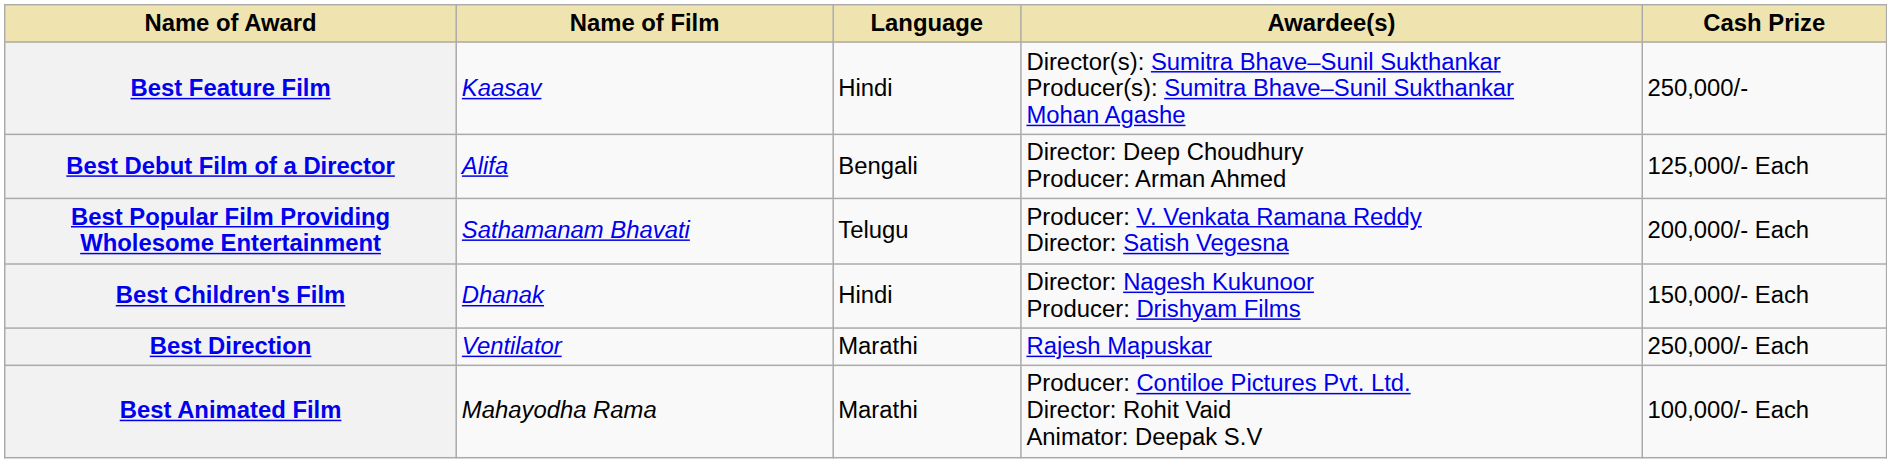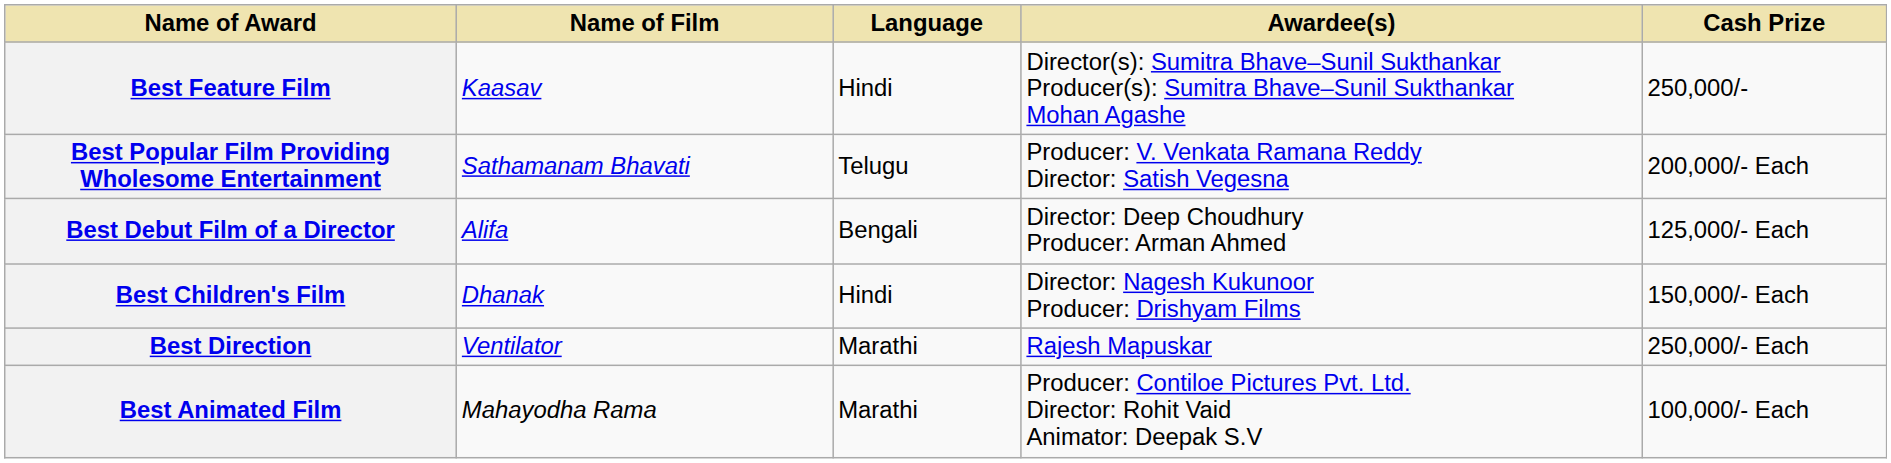rows swapped: (231, 166) <-> (231, 230)
